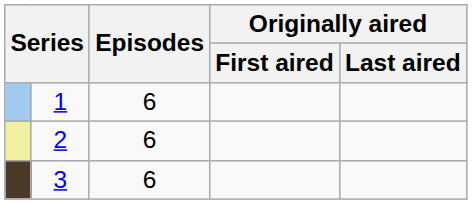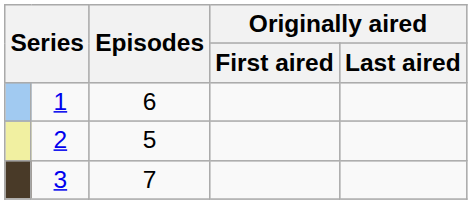(150, 140) 6 -> (150, 140) 5
(150, 179) 6 -> (150, 179) 7
